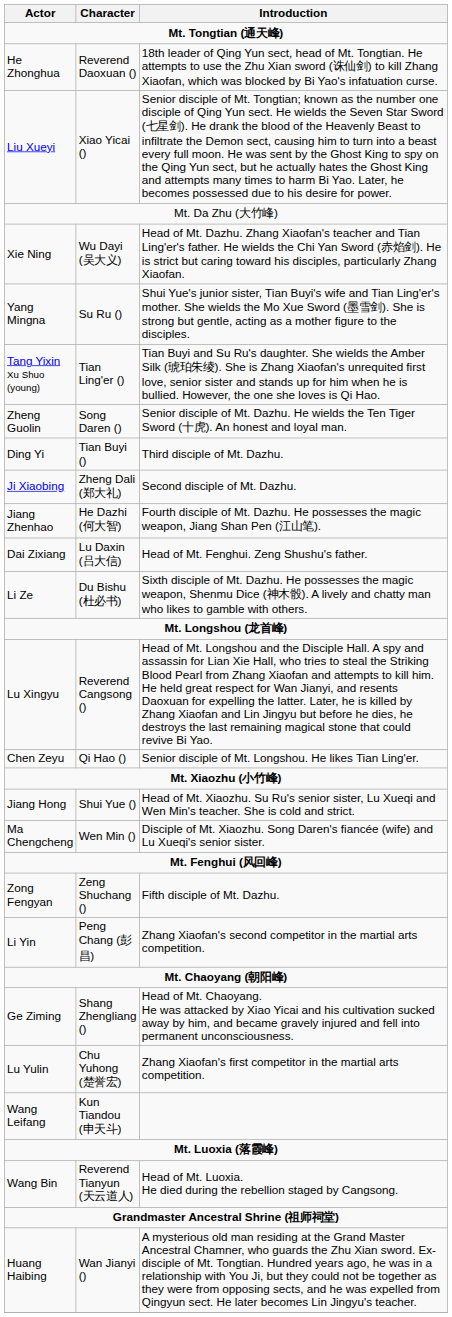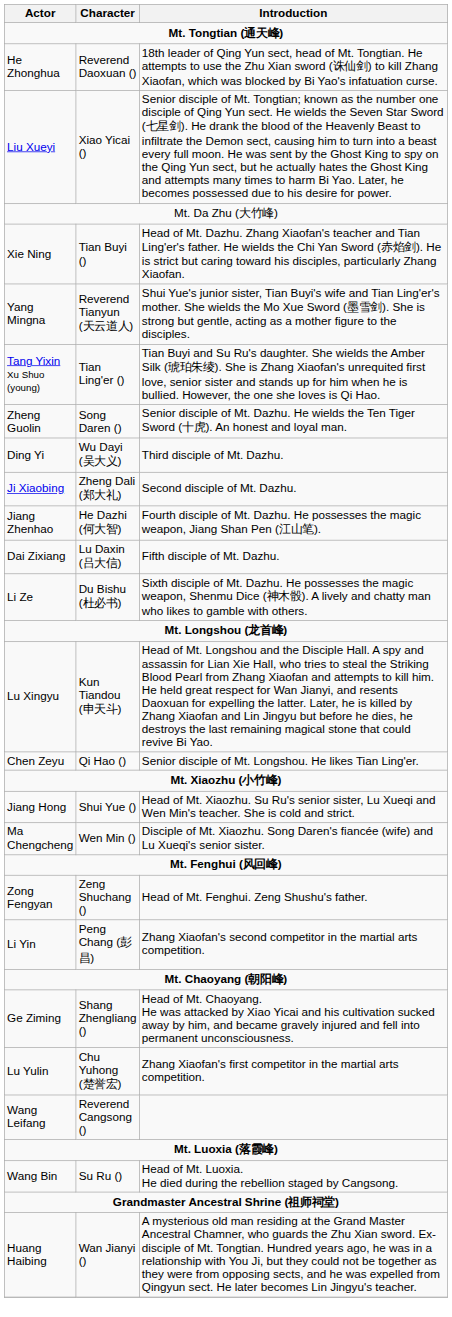(101, 253) Wu Dayi (吴大义) -> (103, 254) Tian Buyi ()
(100, 314) Su Ru () -> (106, 313) Reverend Tianyun (天云道人)
(103, 454) Tian Buyi () -> (101, 454) Wu Dayi (吴大义)
(255, 554) Head of Mt. Fenghui. Zeng Shushu's father. -> (211, 556) Fifth disciple of Mt. Dazhu.
(105, 694) Reverend Cangsong () -> (100, 696) Kun Tiandou (申天斗)
(211, 895) Fifth disciple of Mt. Dazhu. -> (255, 897) Head of Mt. Fenghui. Zeng Shushu's father.
(100, 1115) Kun Tiandou (申天斗) -> (105, 1117) Reverend Cangsong ()
(106, 1183) Reverend Tianyun (天云道人) -> (100, 1176) Su Ru ()
